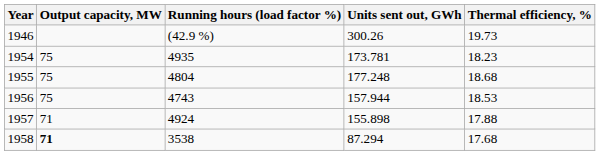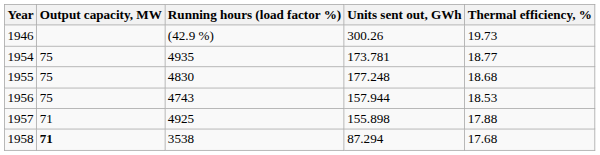(482, 56) 18.23 -> (482, 56) 18.77
(181, 77) 4804 -> (181, 77) 4830
(181, 118) 4924 -> (181, 118) 4925
